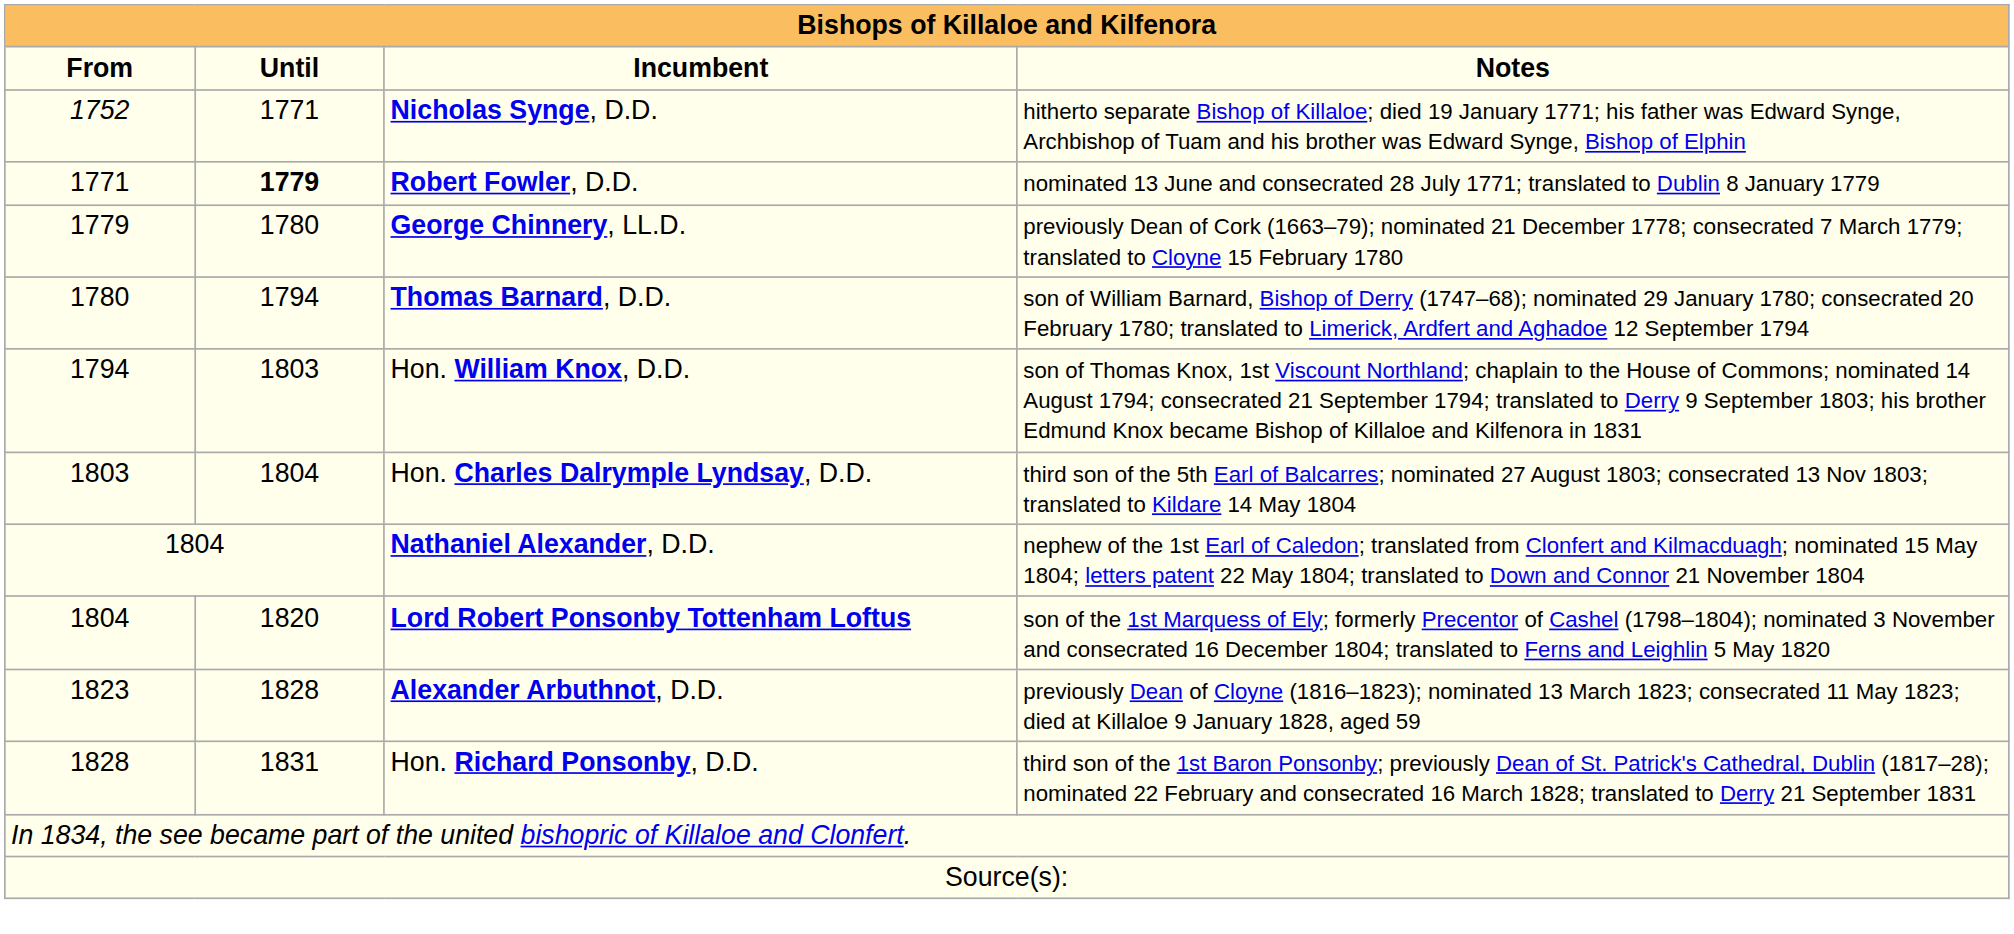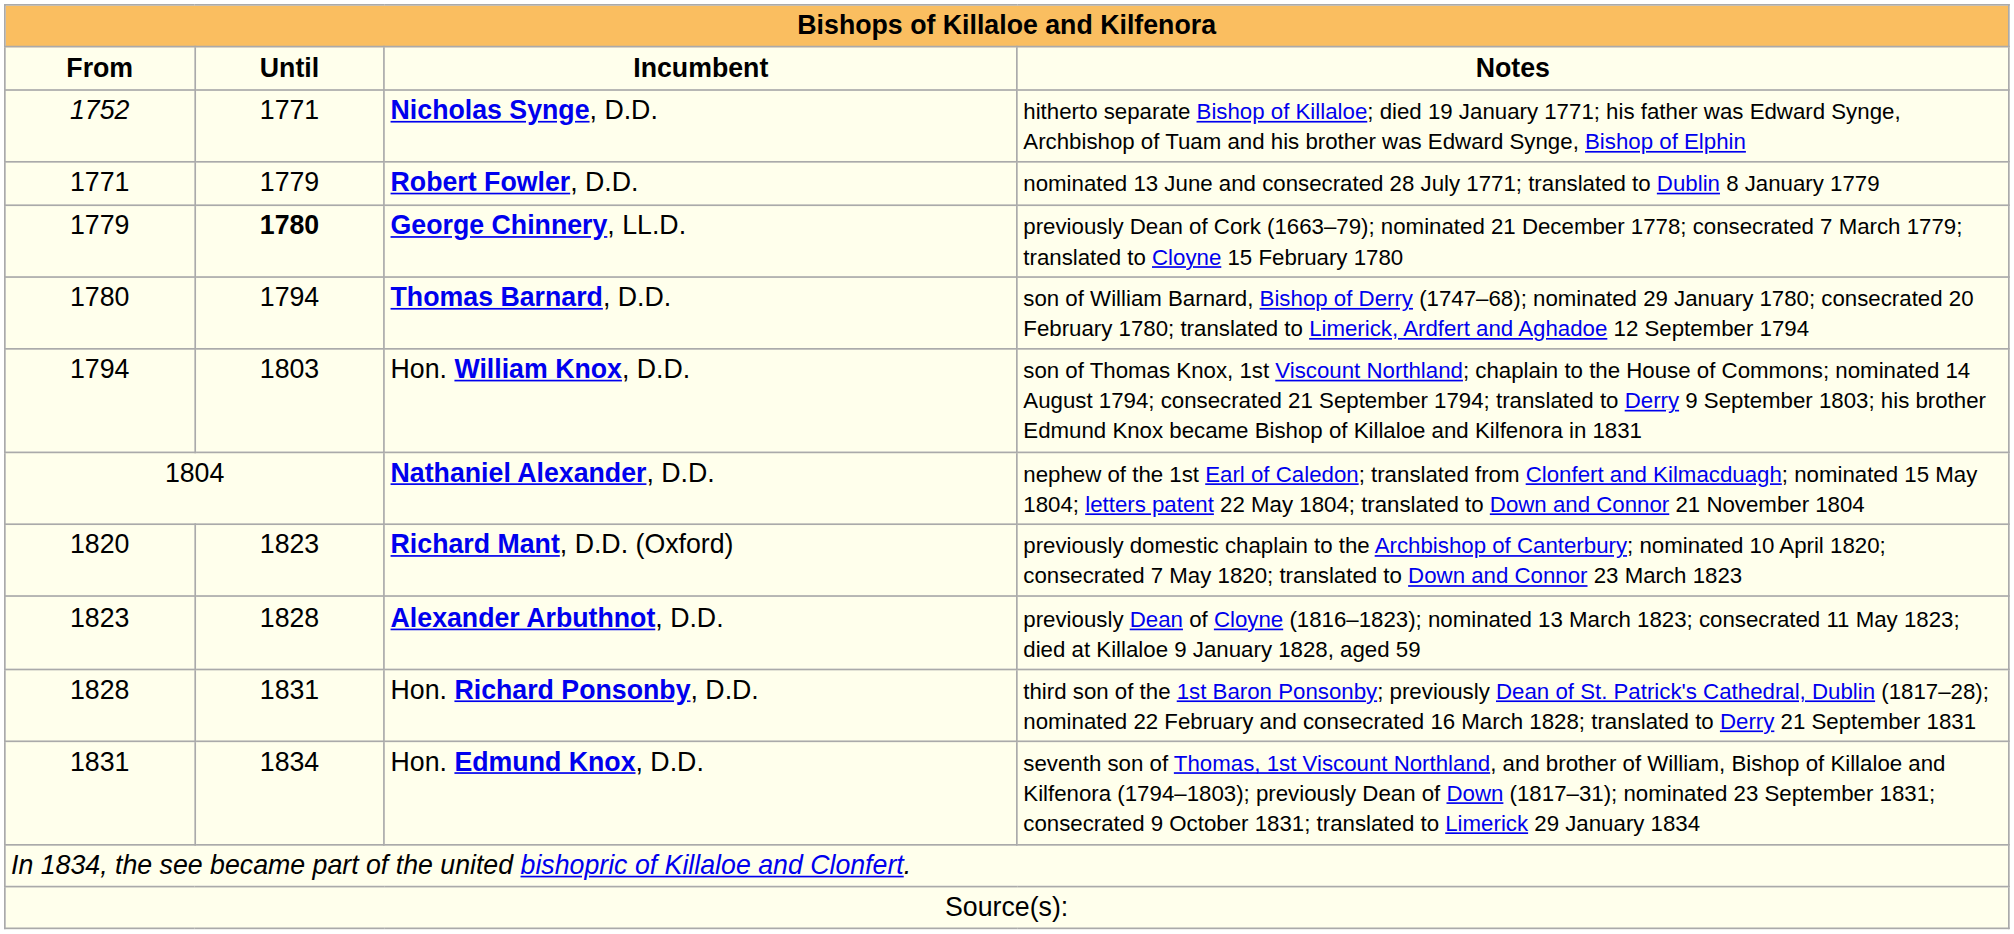(289, 182) bold -> (289, 182) normal
(289, 225) normal -> (289, 225) bold
- row: (631, 472)
- row: (651, 617)
+ row: (562, 545)
+ row: (547, 762)
